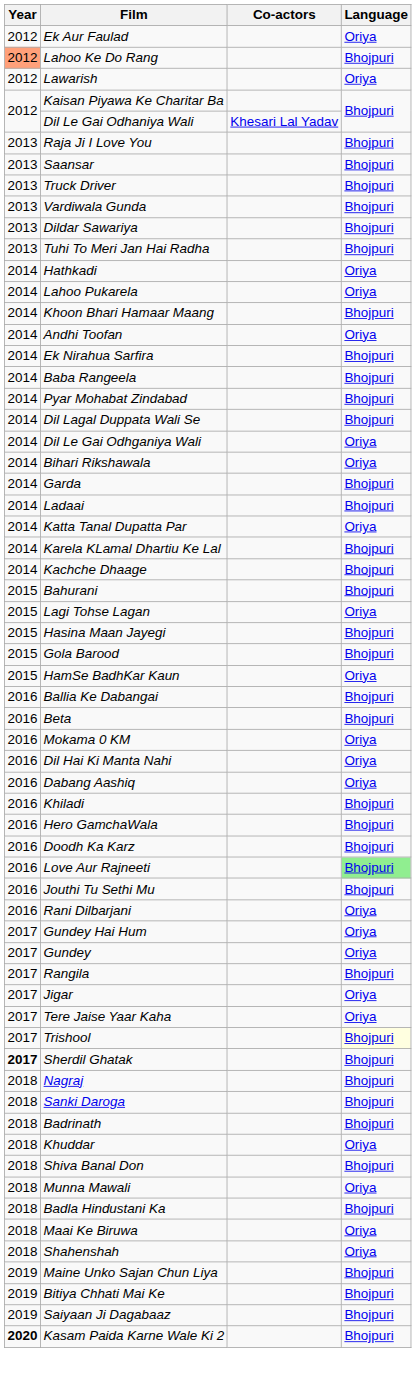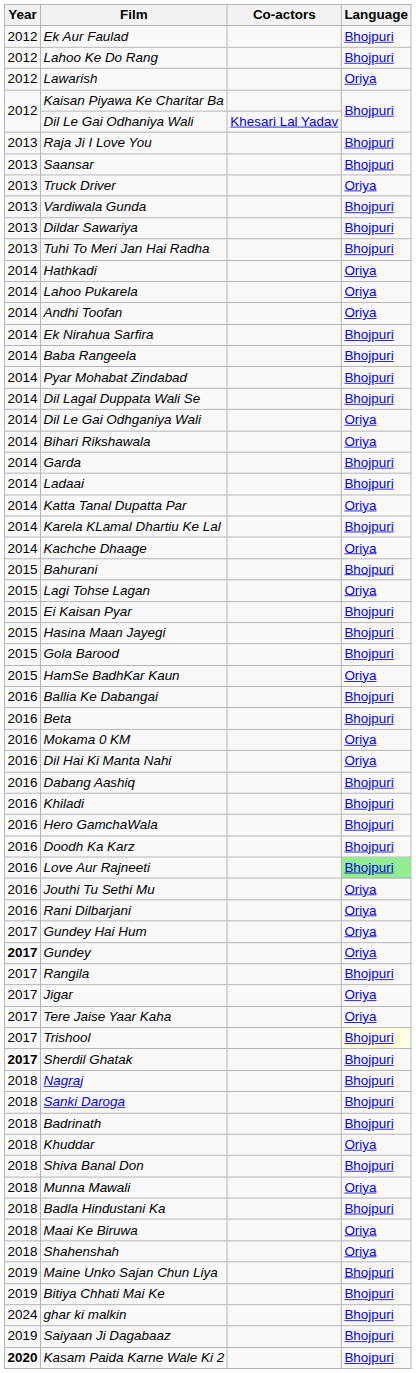(360, 36) Oriya -> (369, 36) Bhojpuri
(22, 57) lightsalmon background -> (22, 57) no background
(369, 185) Bhojpuri -> (360, 185) Oriya
- row: (129, 313)
(369, 569) Bhojpuri -> (360, 548) Oriya
+ row: (88, 611)
(360, 782) Oriya -> (369, 782) Bhojpuri
(369, 889) Bhojpuri -> (360, 889) Oriya
(22, 953) normal -> (22, 953) bold
+ row: (85, 1315)
